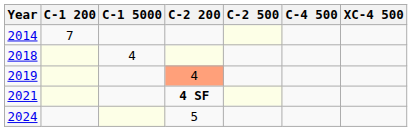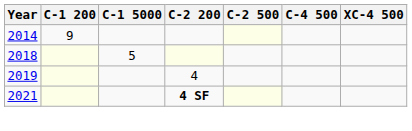(70, 35) 7 -> (70, 35) 9
(132, 55) 4 -> (132, 55) 5
(194, 76) lightsalmon background -> (194, 76) no background
- row: (22, 116)
